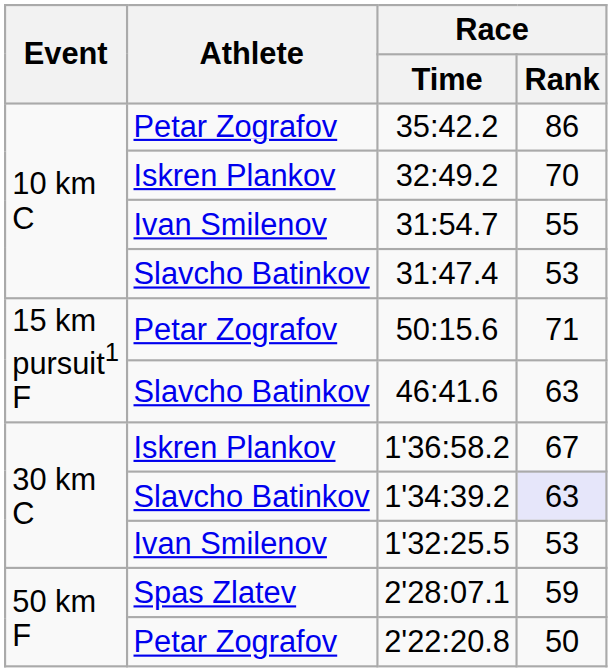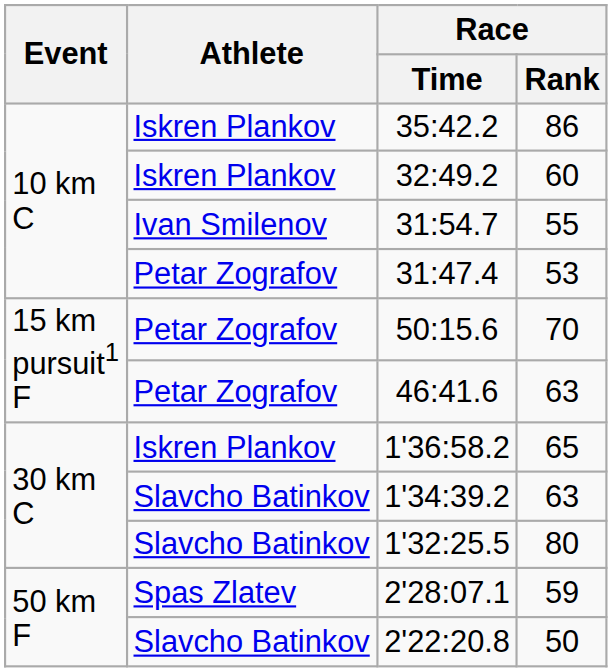(235, 127) Petar Zografov -> (235, 127) Iskren Plankov
(562, 176) 70 -> (562, 176) 60
(252, 273) Slavcho Batinkov -> (235, 273) Petar Zografov
(562, 329) 71 -> (562, 329) 70
(252, 392) Slavcho Batinkov -> (235, 392) Petar Zografov
(562, 447) 67 -> (562, 447) 65
(562, 496) lavender background -> (562, 496) no background
(230, 545) Ivan Smilenov -> (252, 545) Slavcho Batinkov
(562, 545) 53 -> (562, 545) 80
(235, 642) Petar Zografov -> (252, 642) Slavcho Batinkov
